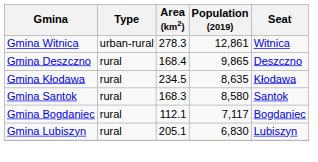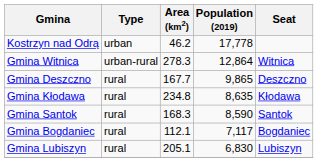+ row: (53, 44)
(232, 44) 12,861 -> (236, 61) 12,864
(173, 61) 168.4 -> (177, 79) 167.7
(173, 79) 234.5 -> (177, 96) 234.8
(235, 96) 8,580 -> (239, 114) 8,590
